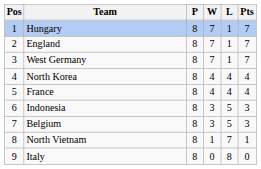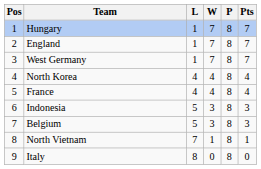columns swapped: (195, 12) <-> (229, 12)
